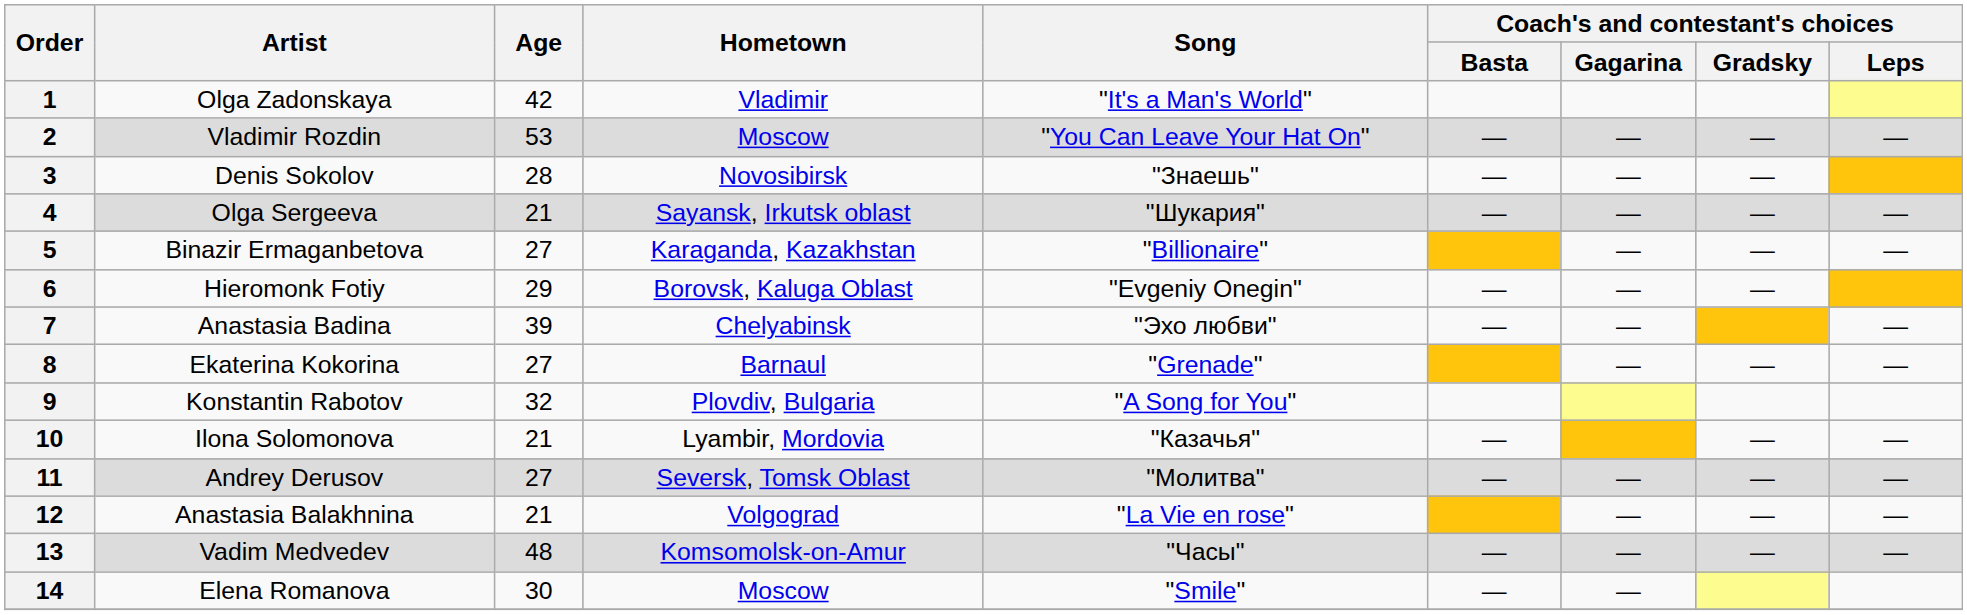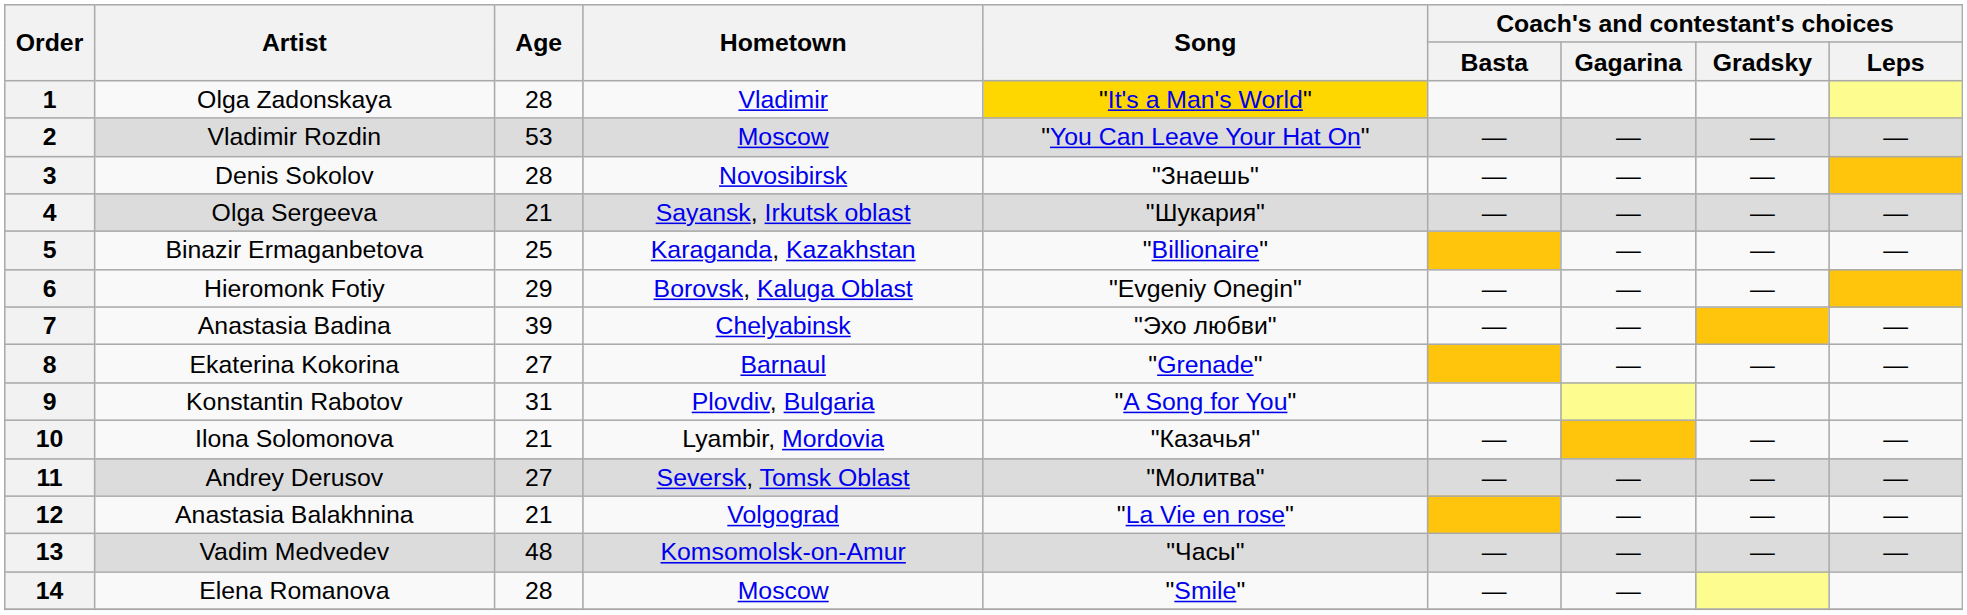(539, 99) 42 -> (539, 99) 28
(1205, 99) no background -> (1205, 99) gold background
(539, 250) 27 -> (539, 250) 25
(539, 401) 32 -> (539, 401) 31
(539, 590) 30 -> (539, 590) 28
